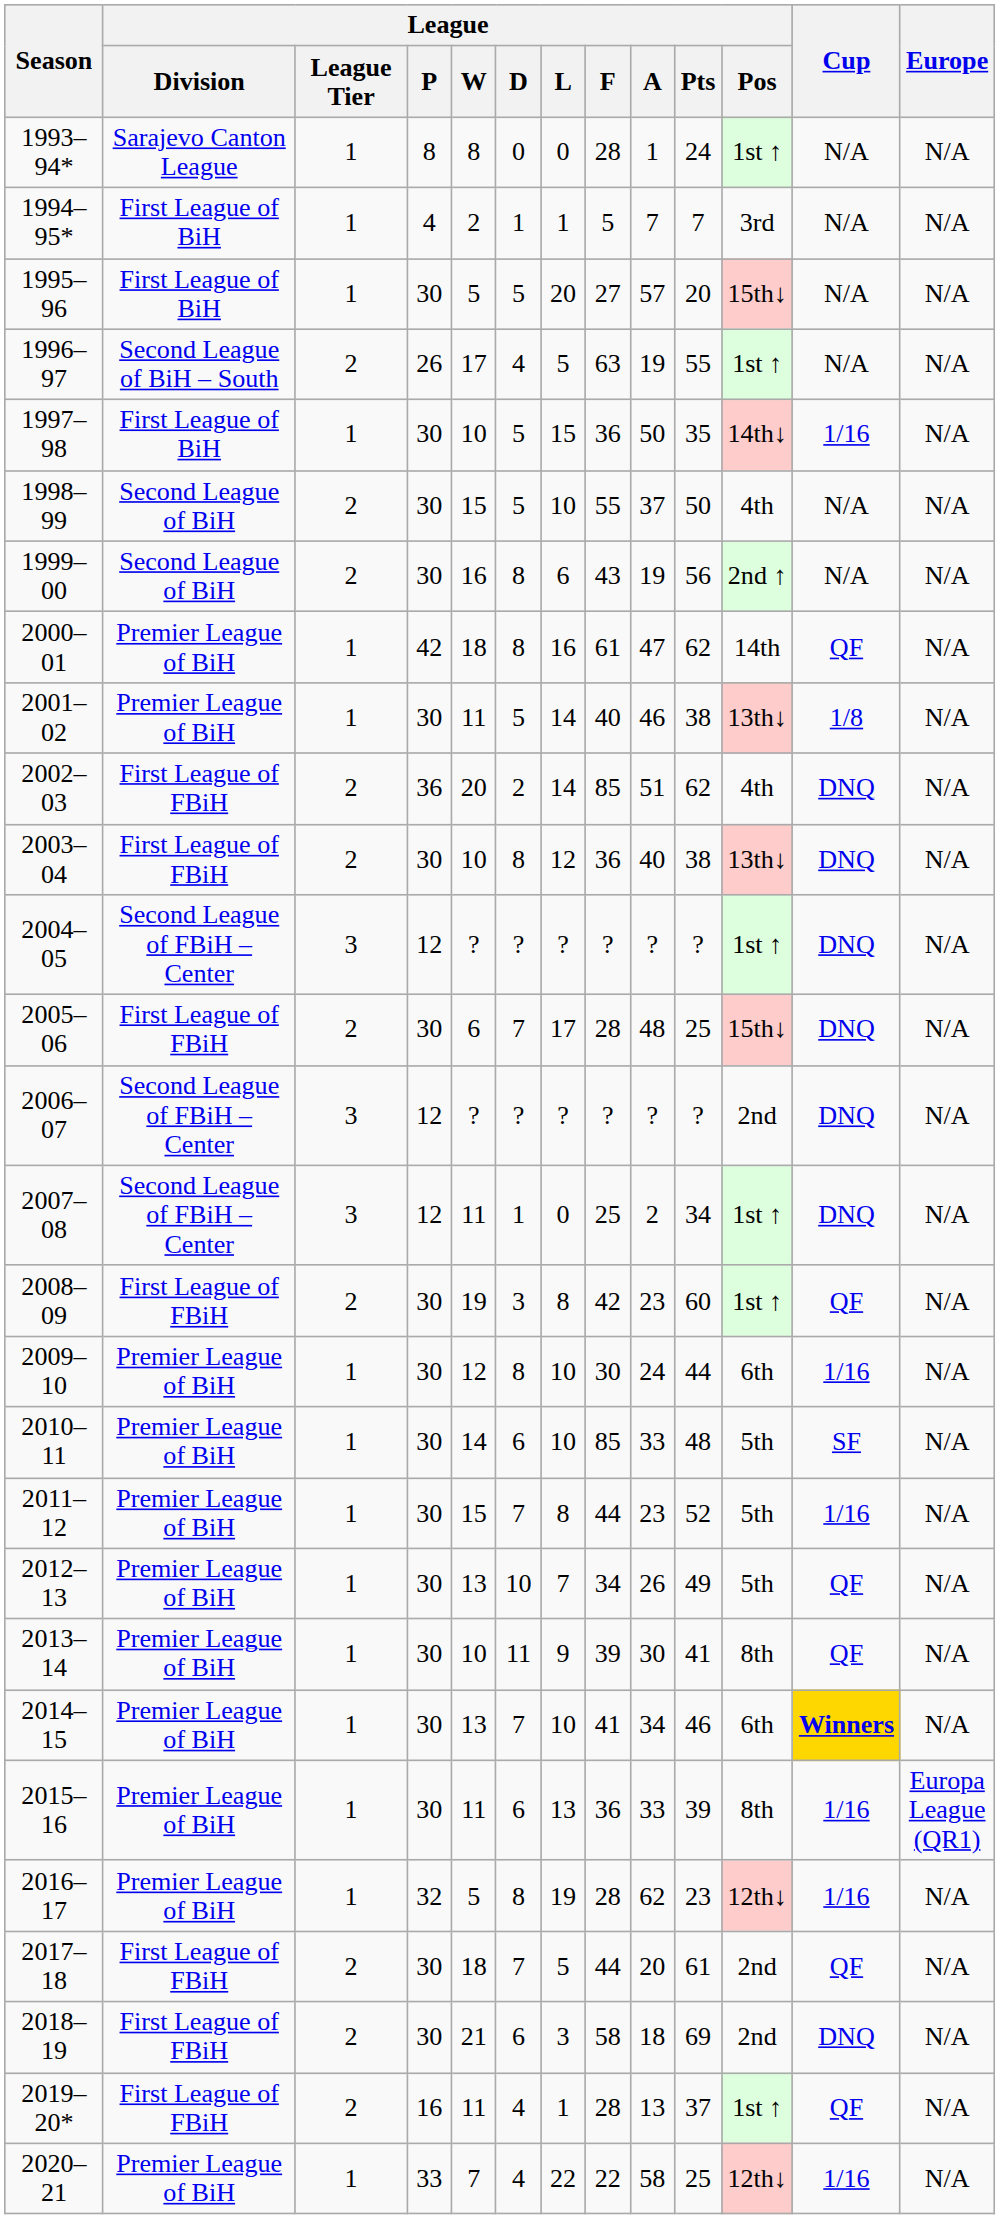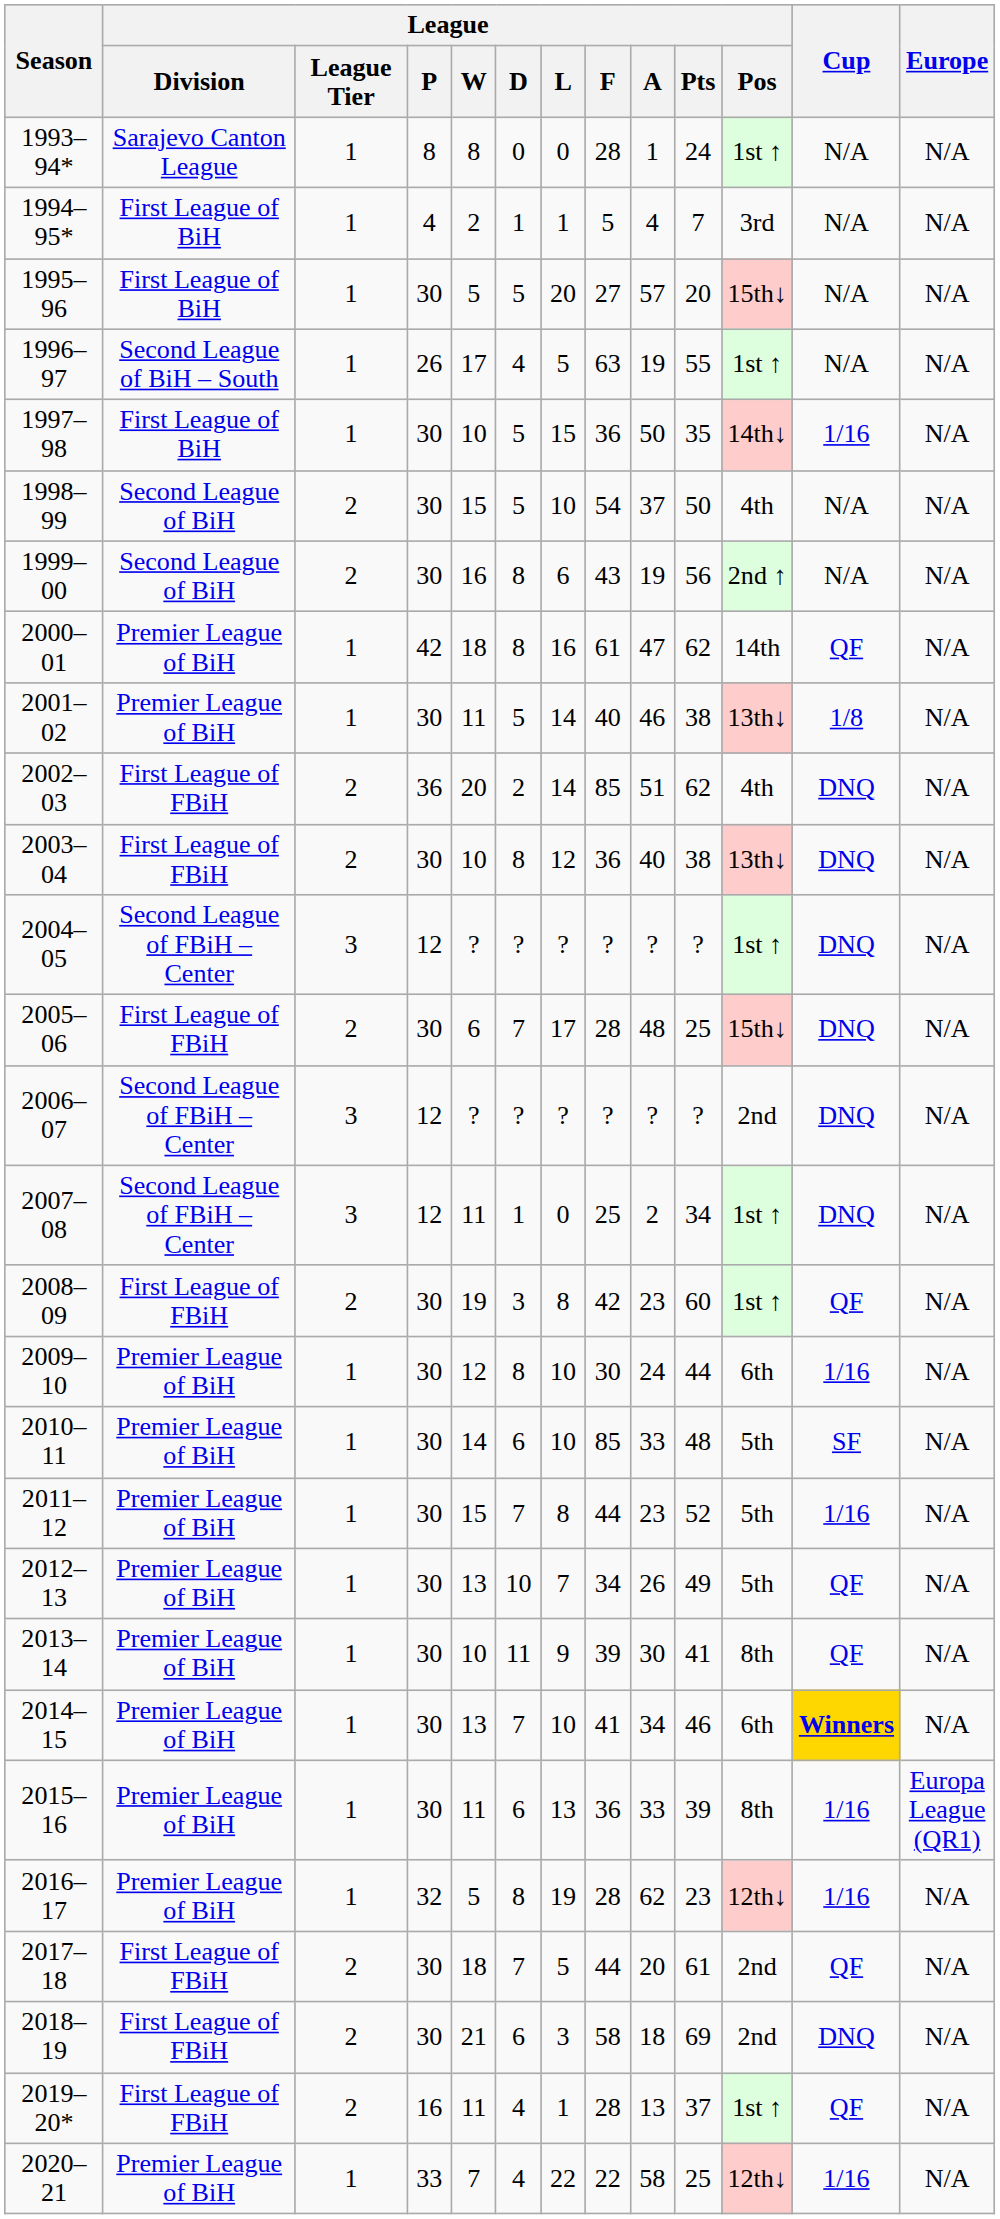(652, 222) 7 -> (652, 222) 4
(351, 364) 2 -> (351, 364) 1
(608, 505) 55 -> (608, 505) 54
